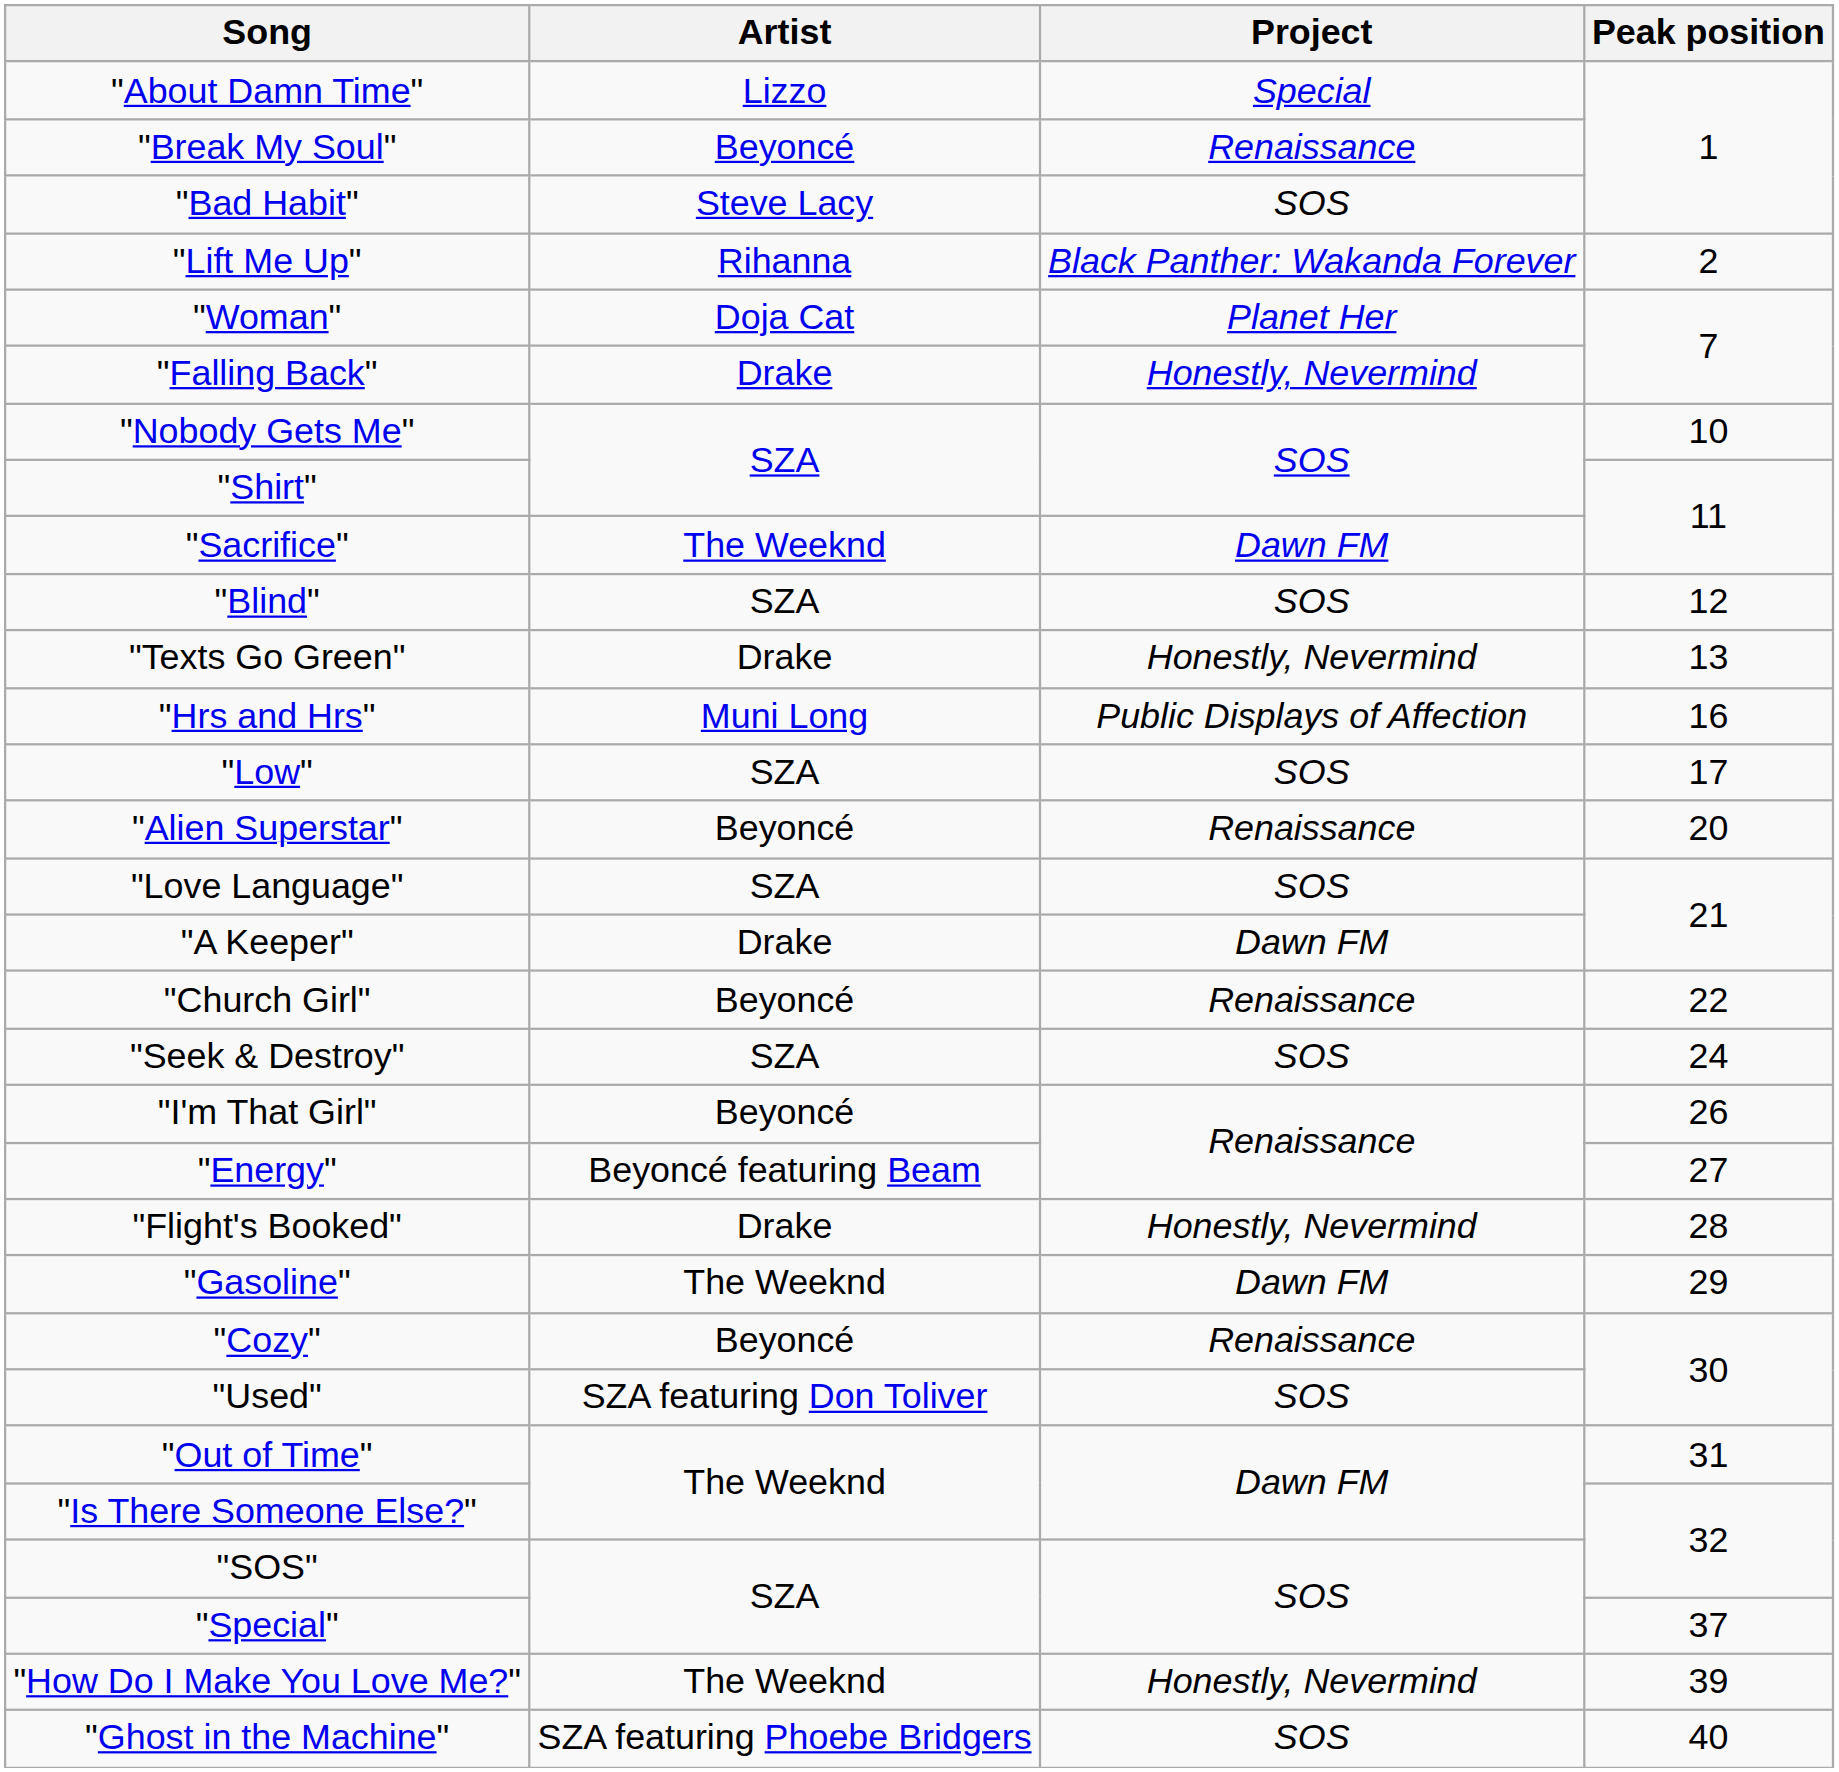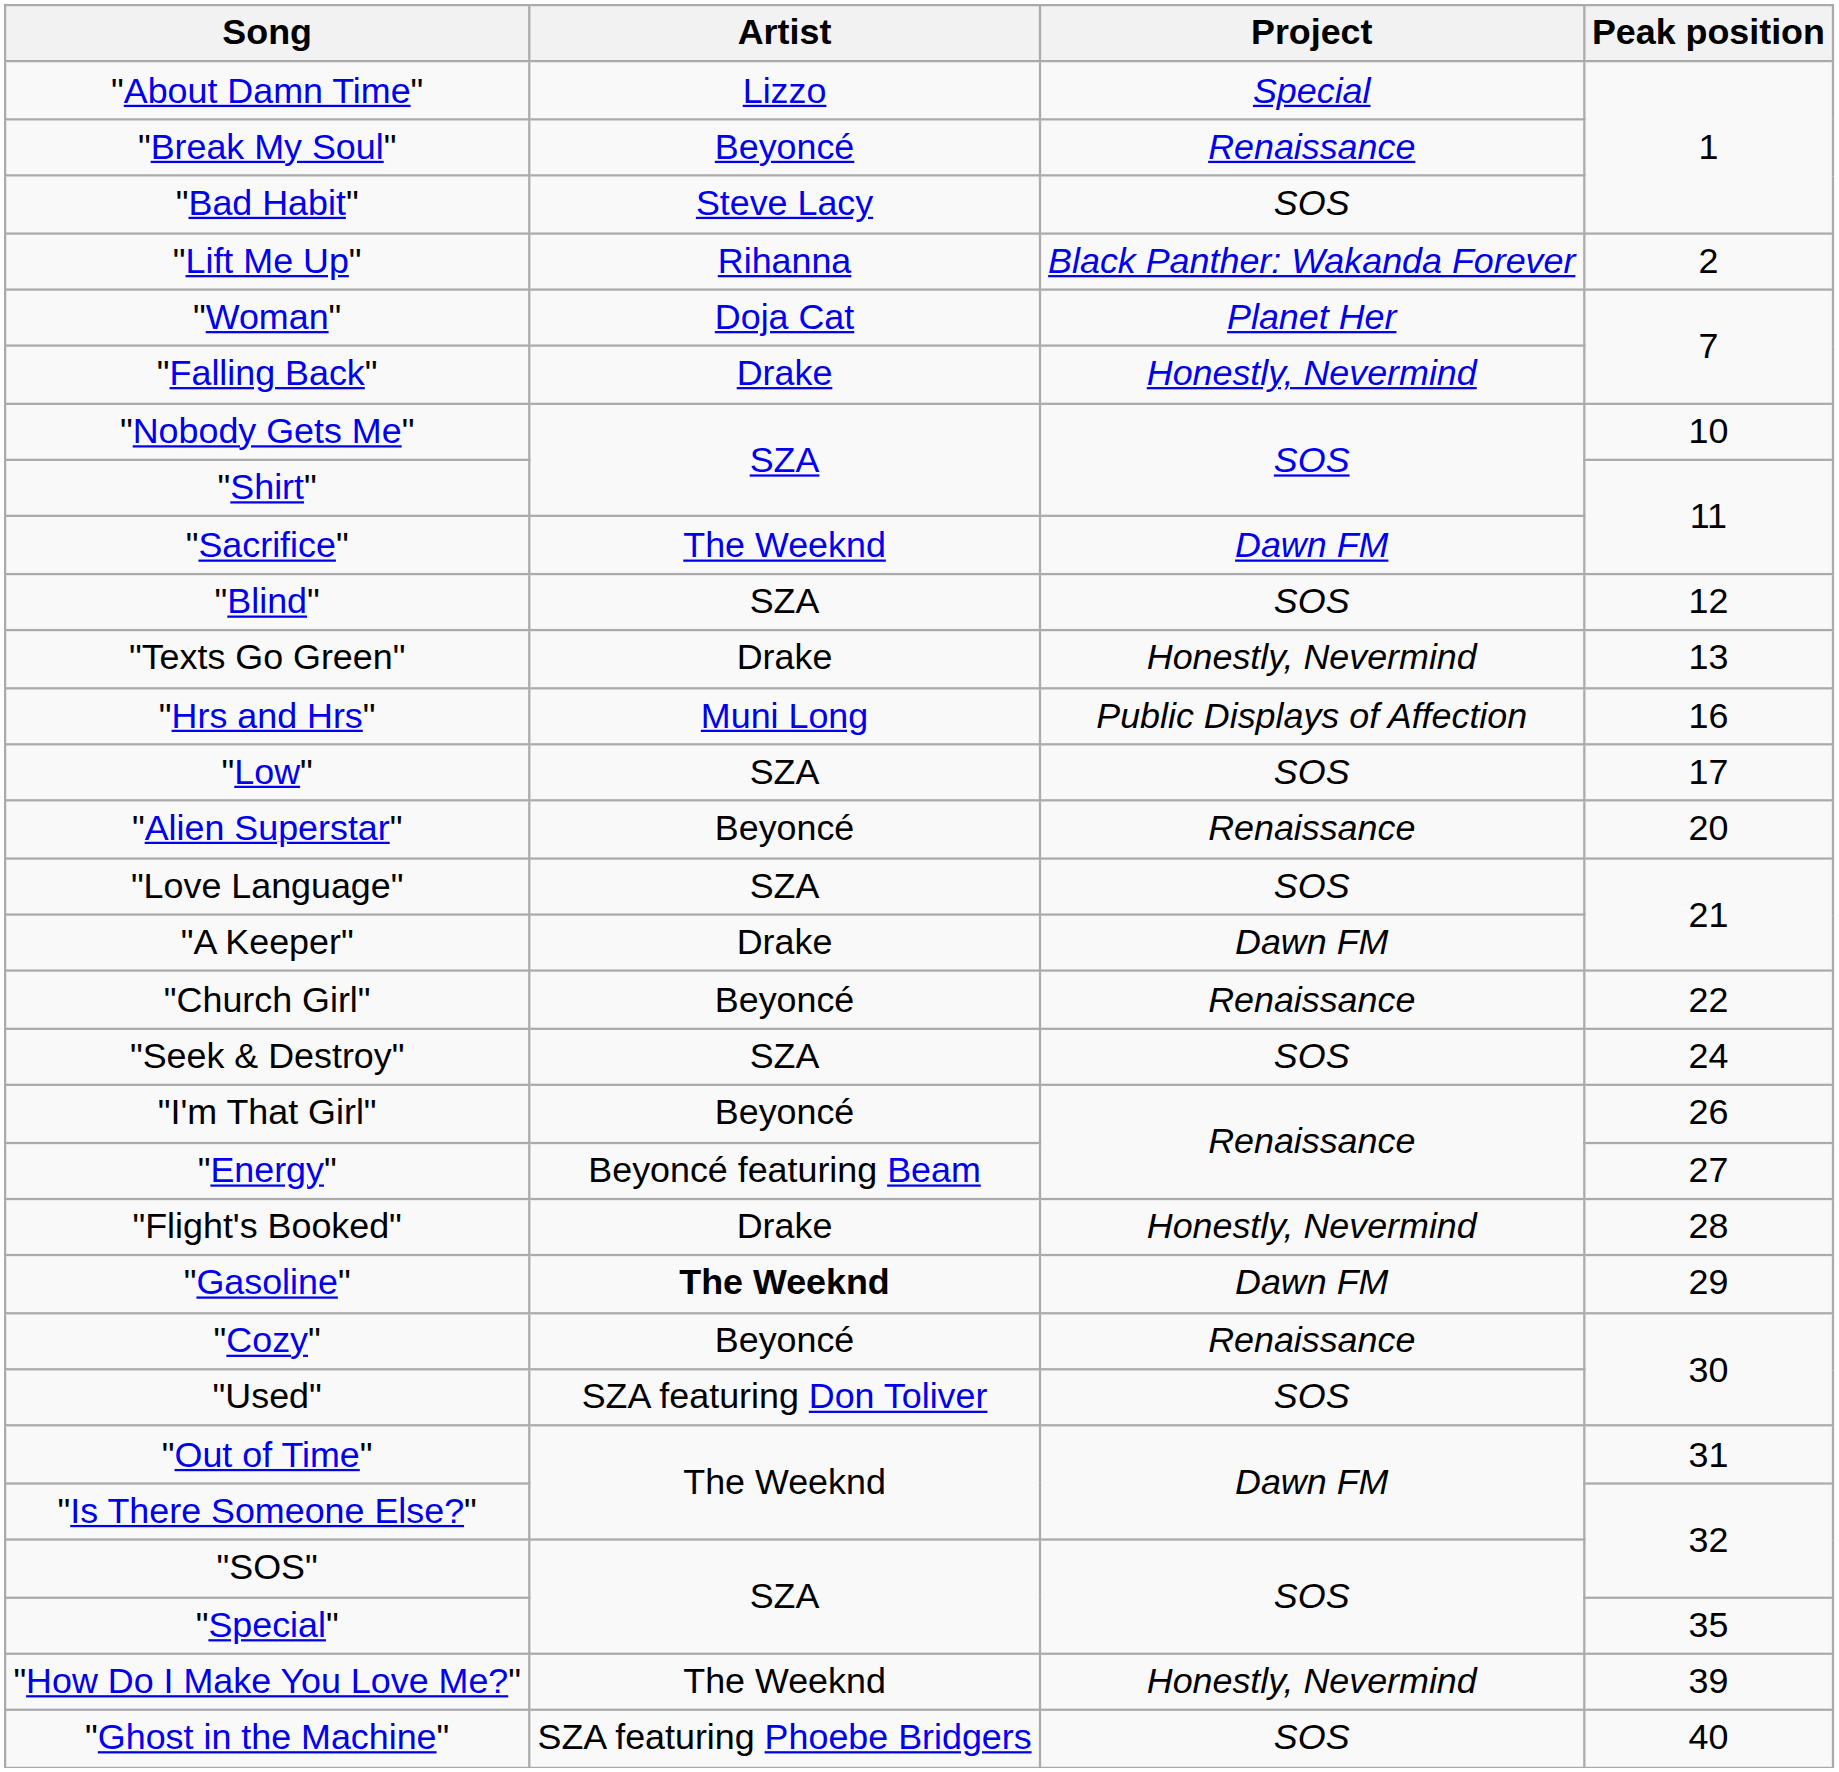(785, 1283) normal -> (785, 1283) bold
(1708, 1624) 37 -> (1708, 1624) 35
